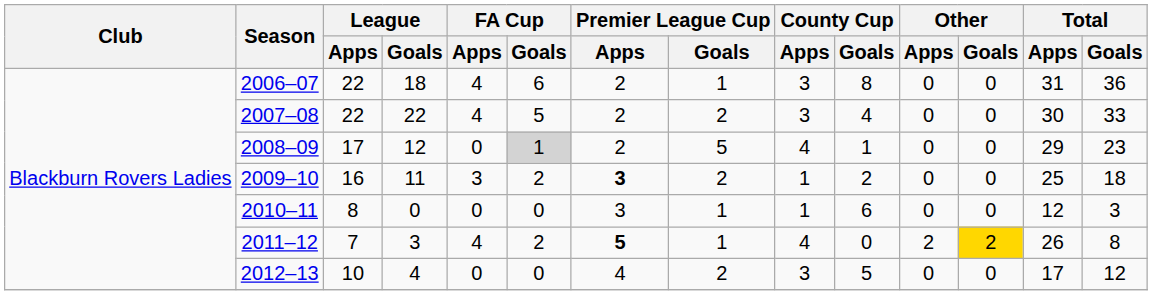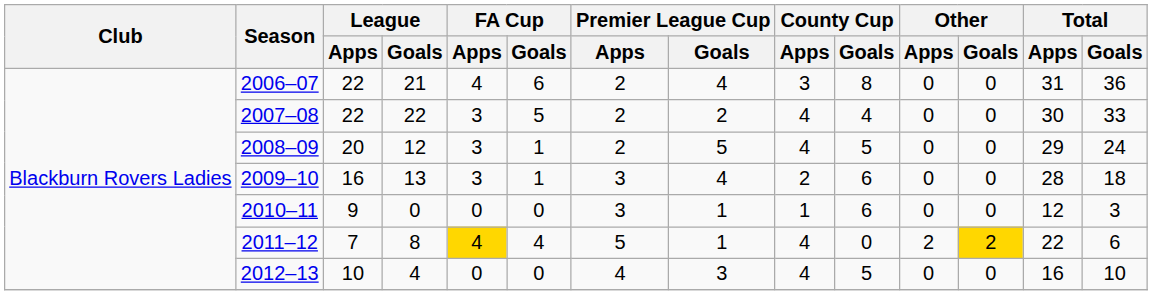(415, 83) 18 -> (415, 83) 21
(722, 83) 1 -> (722, 83) 4
(477, 115) 4 -> (477, 115) 3
(805, 115) 3 -> (805, 115) 4
(353, 147) 17 -> (353, 147) 20
(477, 147) 0 -> (477, 147) 3
(539, 147) lightgrey background -> (539, 147) no background
(867, 147) 1 -> (867, 147) 5
(1115, 147) 23 -> (1115, 147) 24
(415, 178) 11 -> (415, 178) 13
(539, 178) 2 -> (539, 178) 1
(620, 178) bold -> (620, 178) normal
(722, 178) 2 -> (722, 178) 4
(805, 178) 1 -> (805, 178) 2
(867, 178) 2 -> (867, 178) 6
(1053, 178) 25 -> (1053, 178) 28
(353, 210) 8 -> (353, 210) 9
(415, 242) 3 -> (415, 242) 8
(477, 242) no background -> (477, 242) gold background
(539, 242) 2 -> (539, 242) 4
(620, 242) bold -> (620, 242) normal
(1053, 242) 26 -> (1053, 242) 22
(1115, 242) 8 -> (1115, 242) 6
(722, 274) 2 -> (722, 274) 3
(805, 274) 3 -> (805, 274) 4
(1053, 274) 17 -> (1053, 274) 16
(1115, 274) 12 -> (1115, 274) 10
